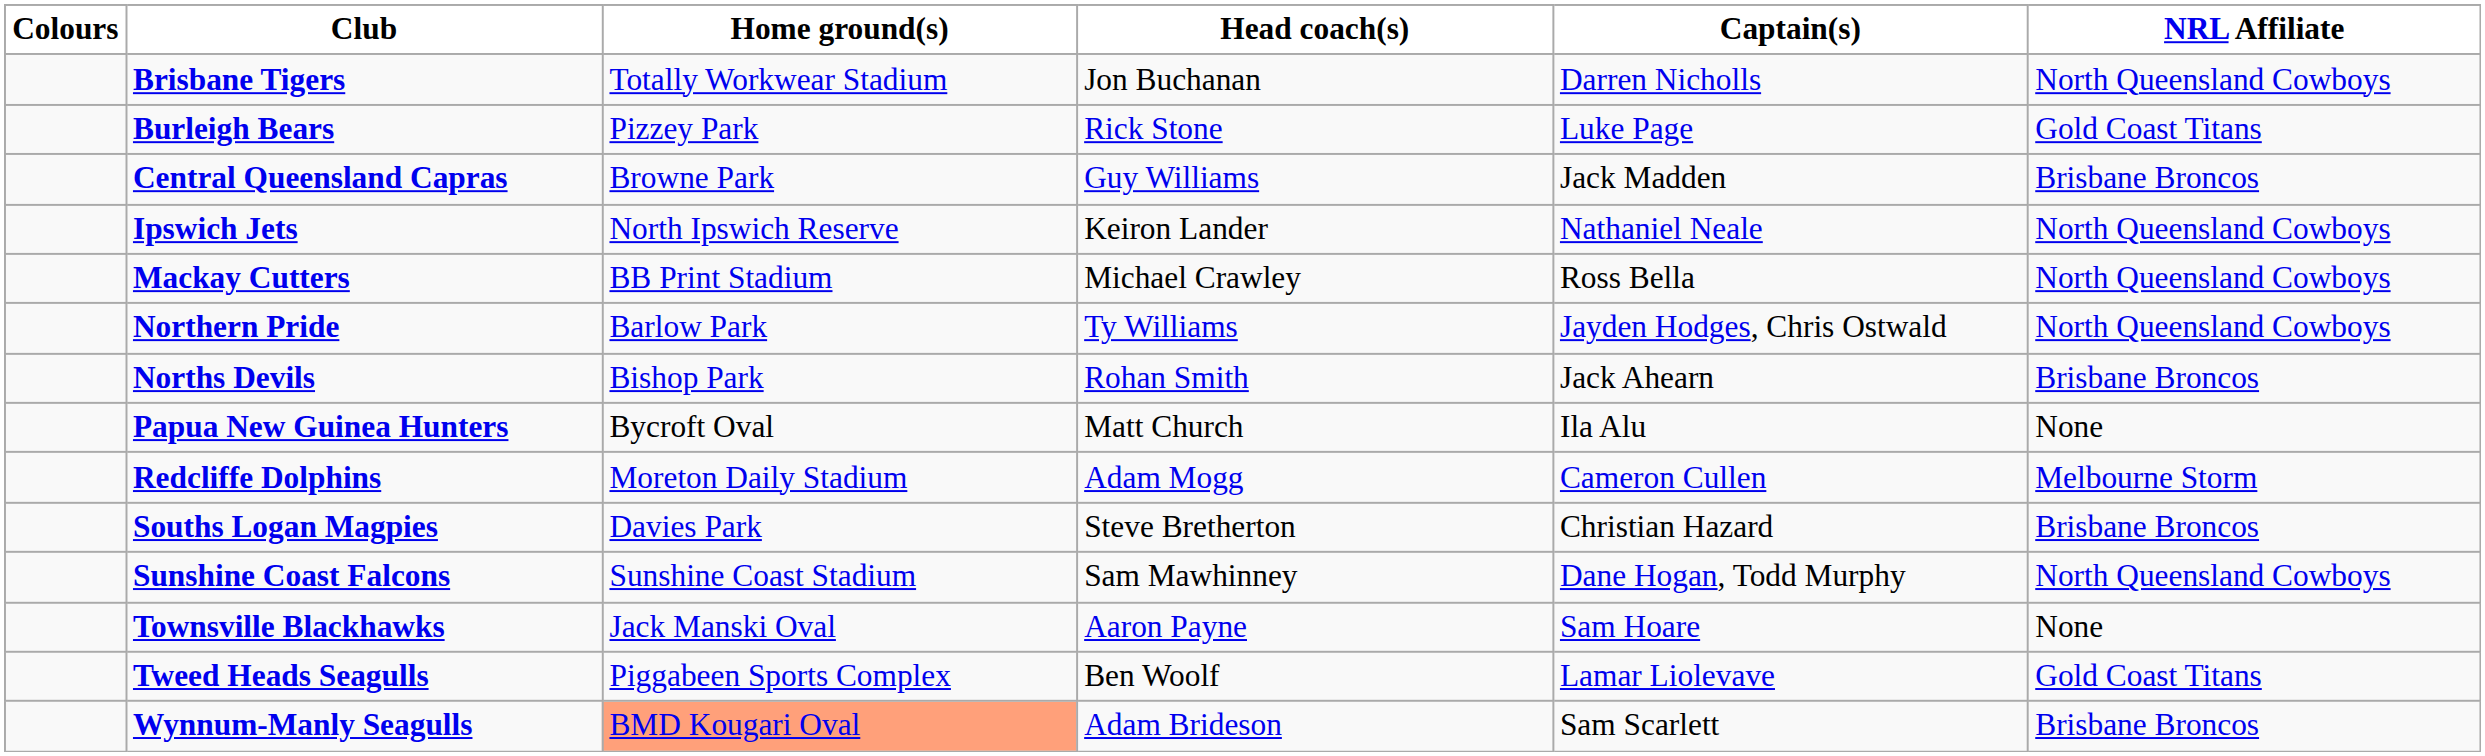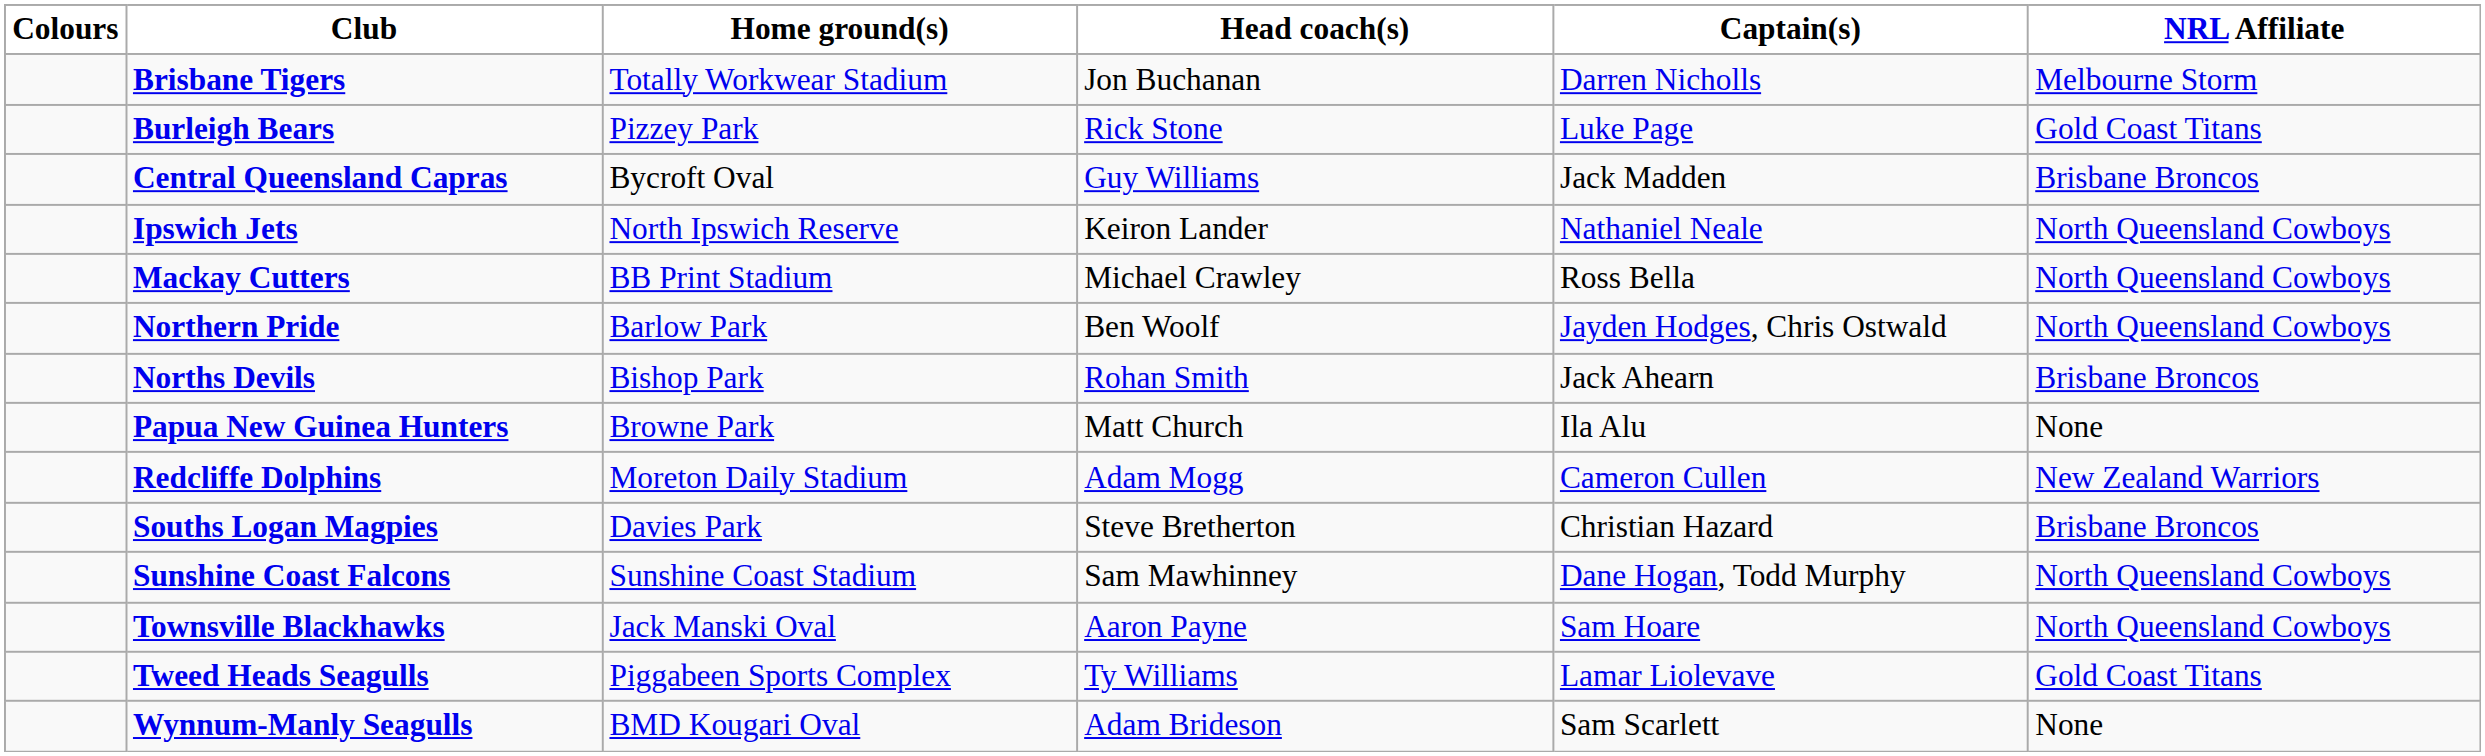(2213, 79) North Queensland Cowboys -> (2146, 79) Melbourne Storm
(692, 178) Browne Park -> (692, 178) Bycroft Oval
(1161, 327) Ty Williams -> (1152, 327) Ben Woolf
(692, 427) Bycroft Oval -> (692, 427) Browne Park
(2146, 476) Melbourne Storm -> (2177, 476) New Zealand Warriors
(2069, 626) None -> (2213, 626) North Queensland Cowboys
(1152, 675) Ben Woolf -> (1161, 675) Ty Williams
(735, 725) lightsalmon background -> (735, 725) no background
(2147, 725) Brisbane Broncos -> (2069, 725) None
